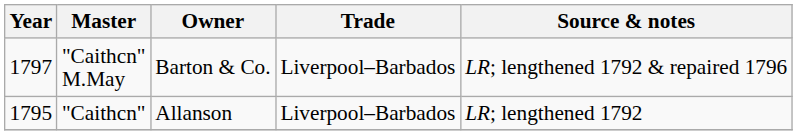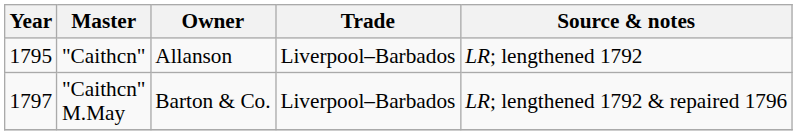rows swapped: (104, 112) <-> (104, 67)
